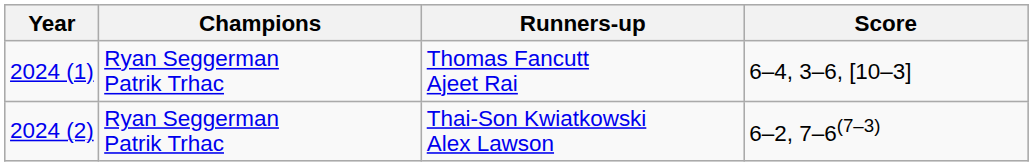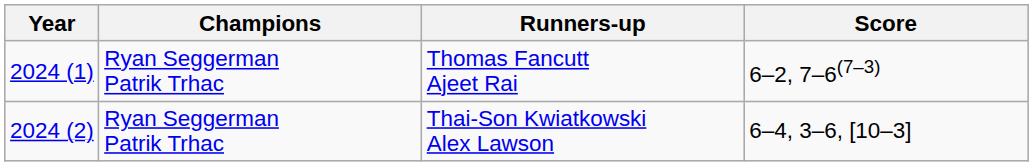(830, 71) 6–4, 3–6, [10–3] -> (815, 71) 6–2, 7–6(7–3)
(815, 131) 6–2, 7–6(7–3) -> (830, 131) 6–4, 3–6, [10–3]
